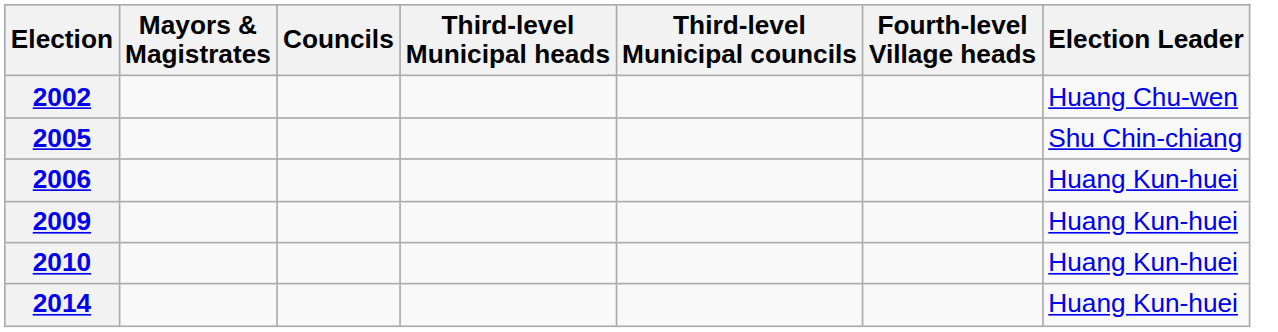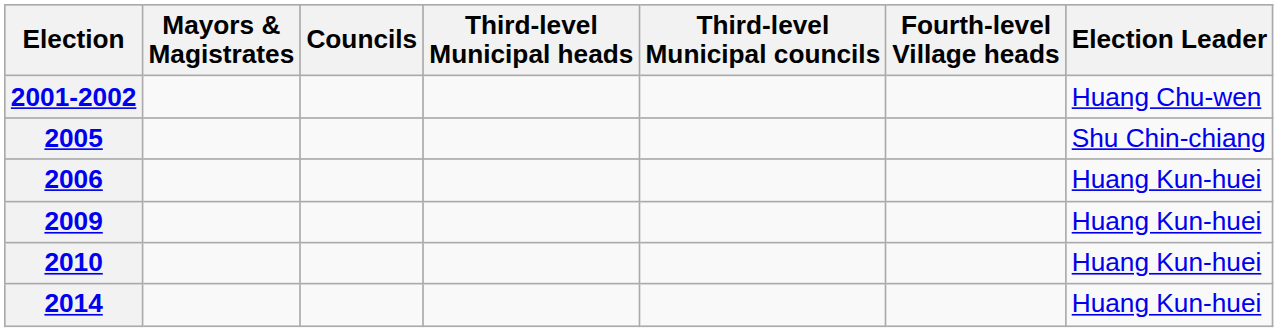+ row: (74, 96)
- row: (62, 96)
